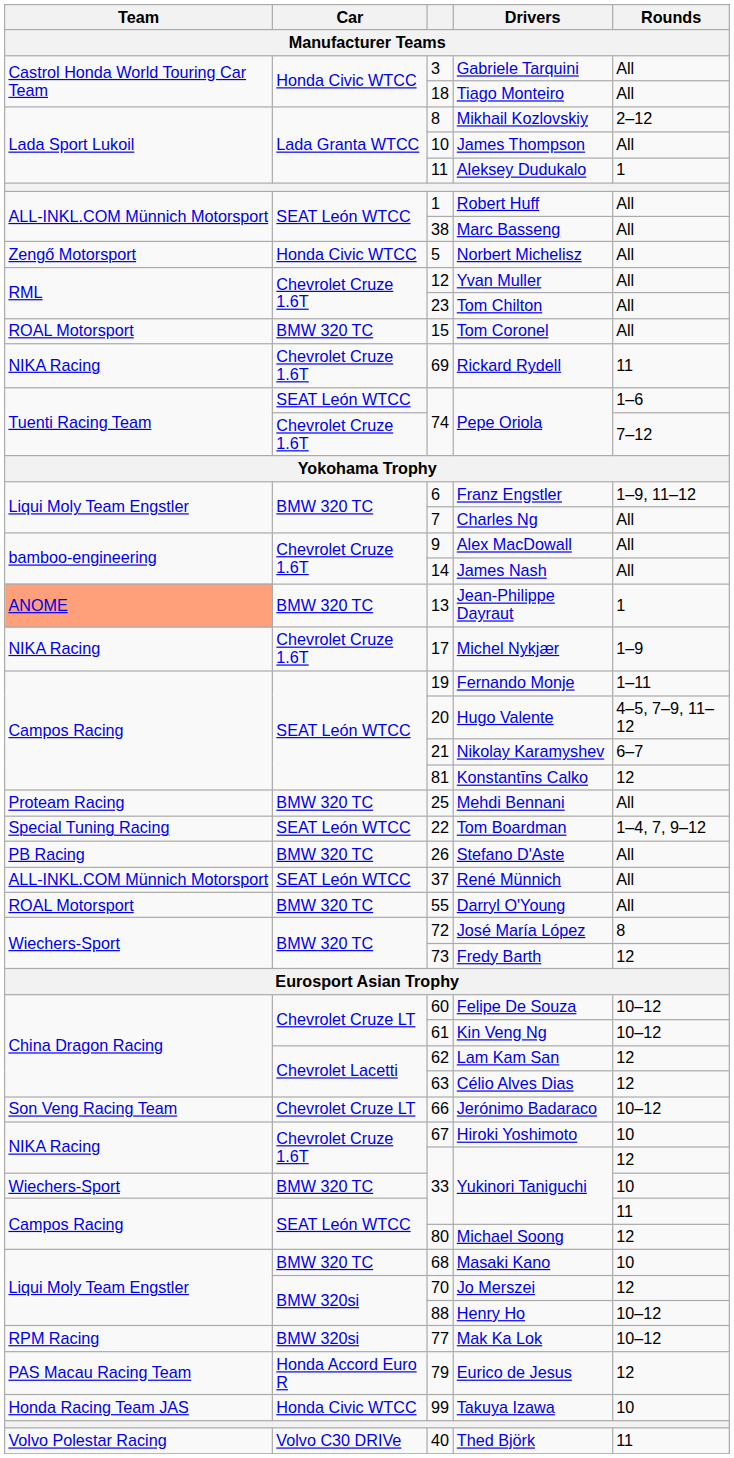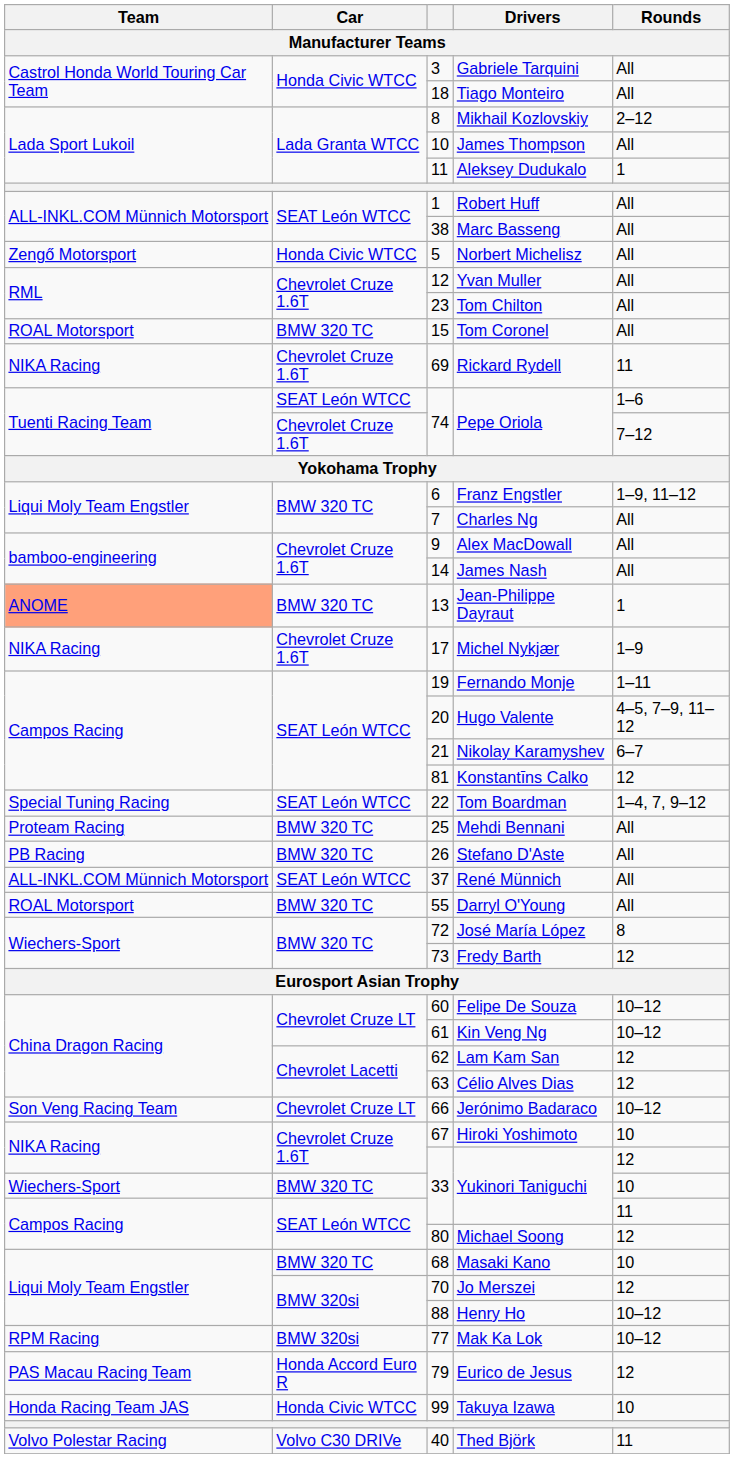rows swapped: (343, 828) <-> (325, 803)
